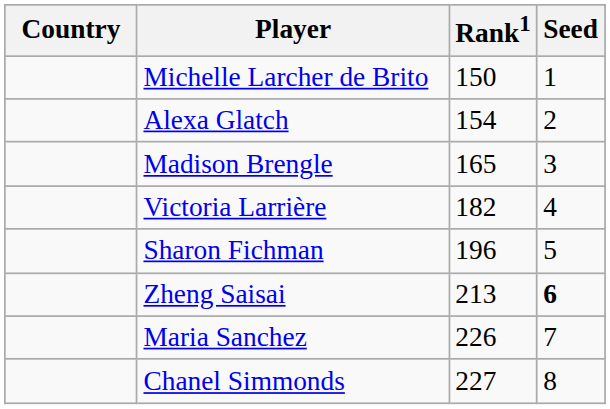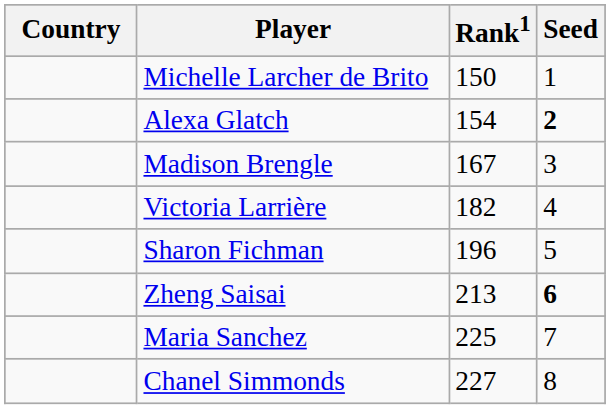(550, 120) normal -> (550, 120) bold
(476, 163) 165 -> (476, 163) 167
(476, 337) 226 -> (476, 337) 225
